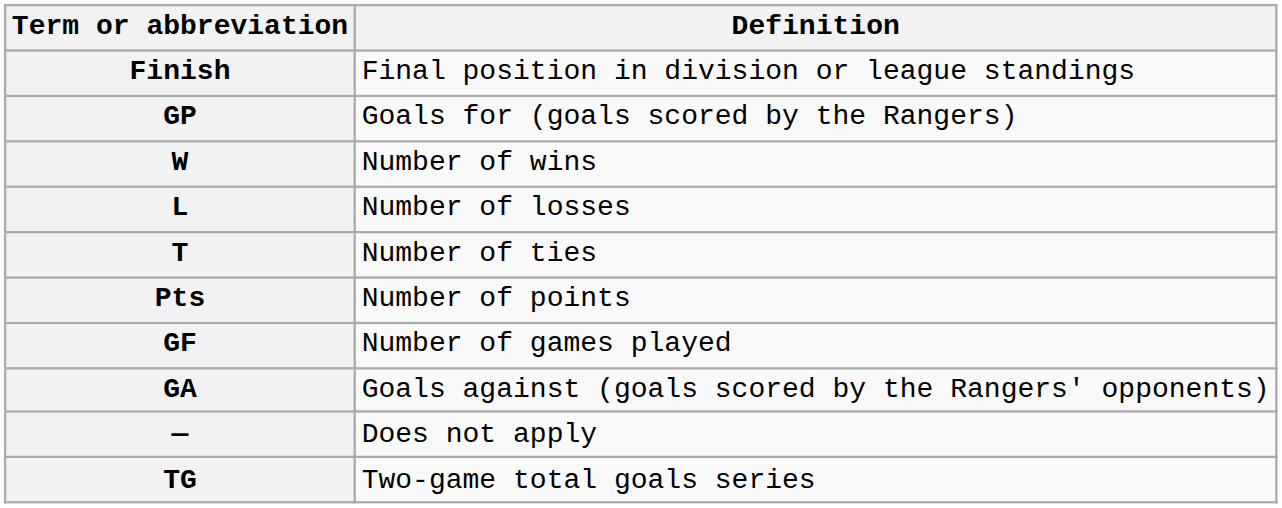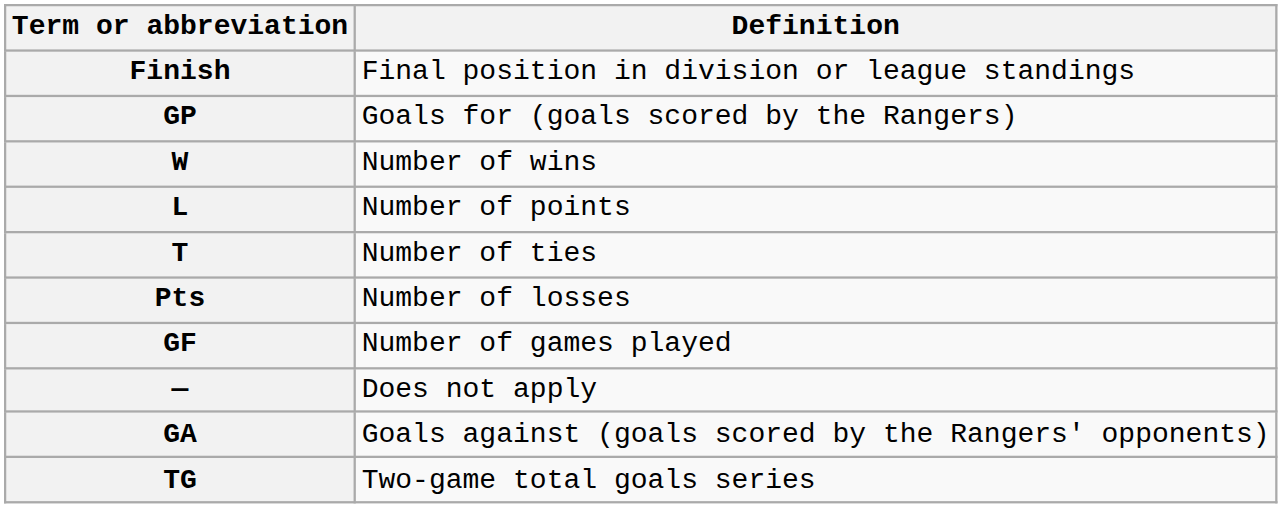(496, 209) Number of losses -> (496, 209) Number of points
(496, 300) Number of points -> (496, 300) Number of losses
rows swapped: (180, 390) <-> (180, 435)
